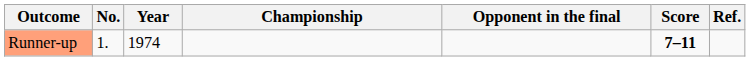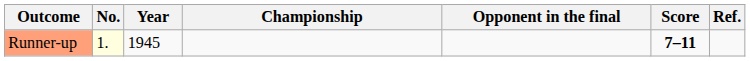(103, 42) no background -> (103, 42) lightyellow background
(144, 42) 1974 -> (144, 42) 1945
